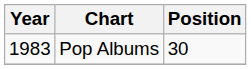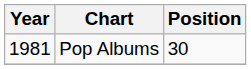(30, 49) 1983 -> (30, 49) 1981
